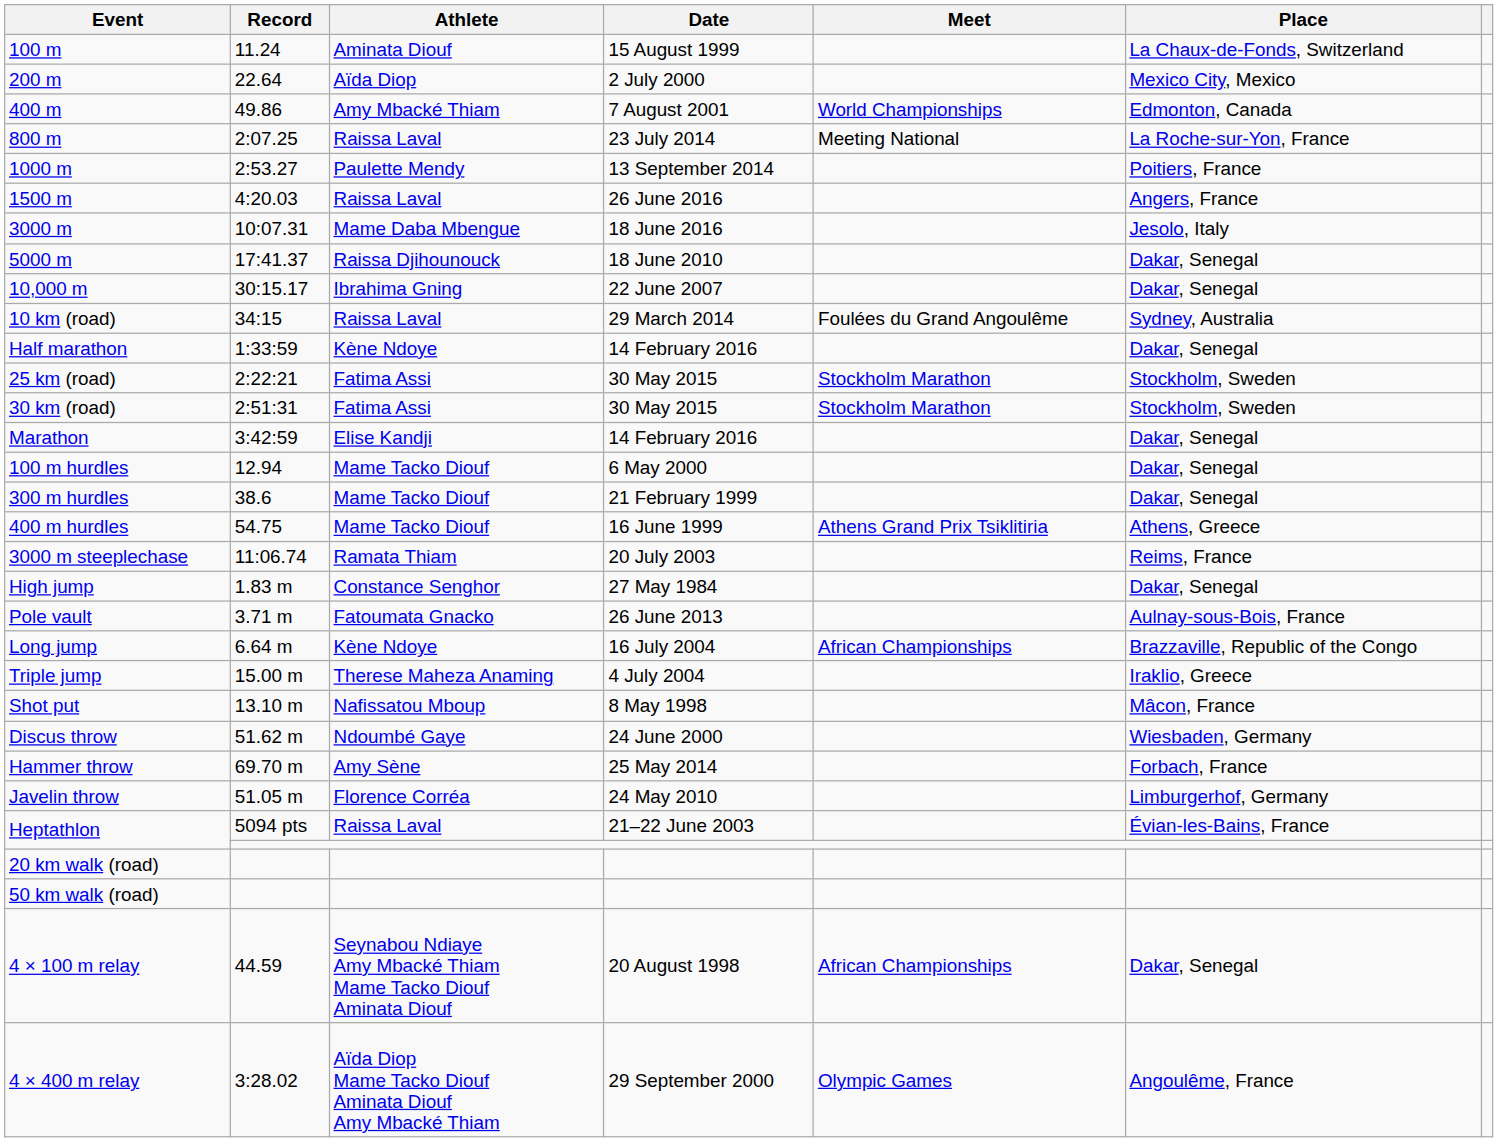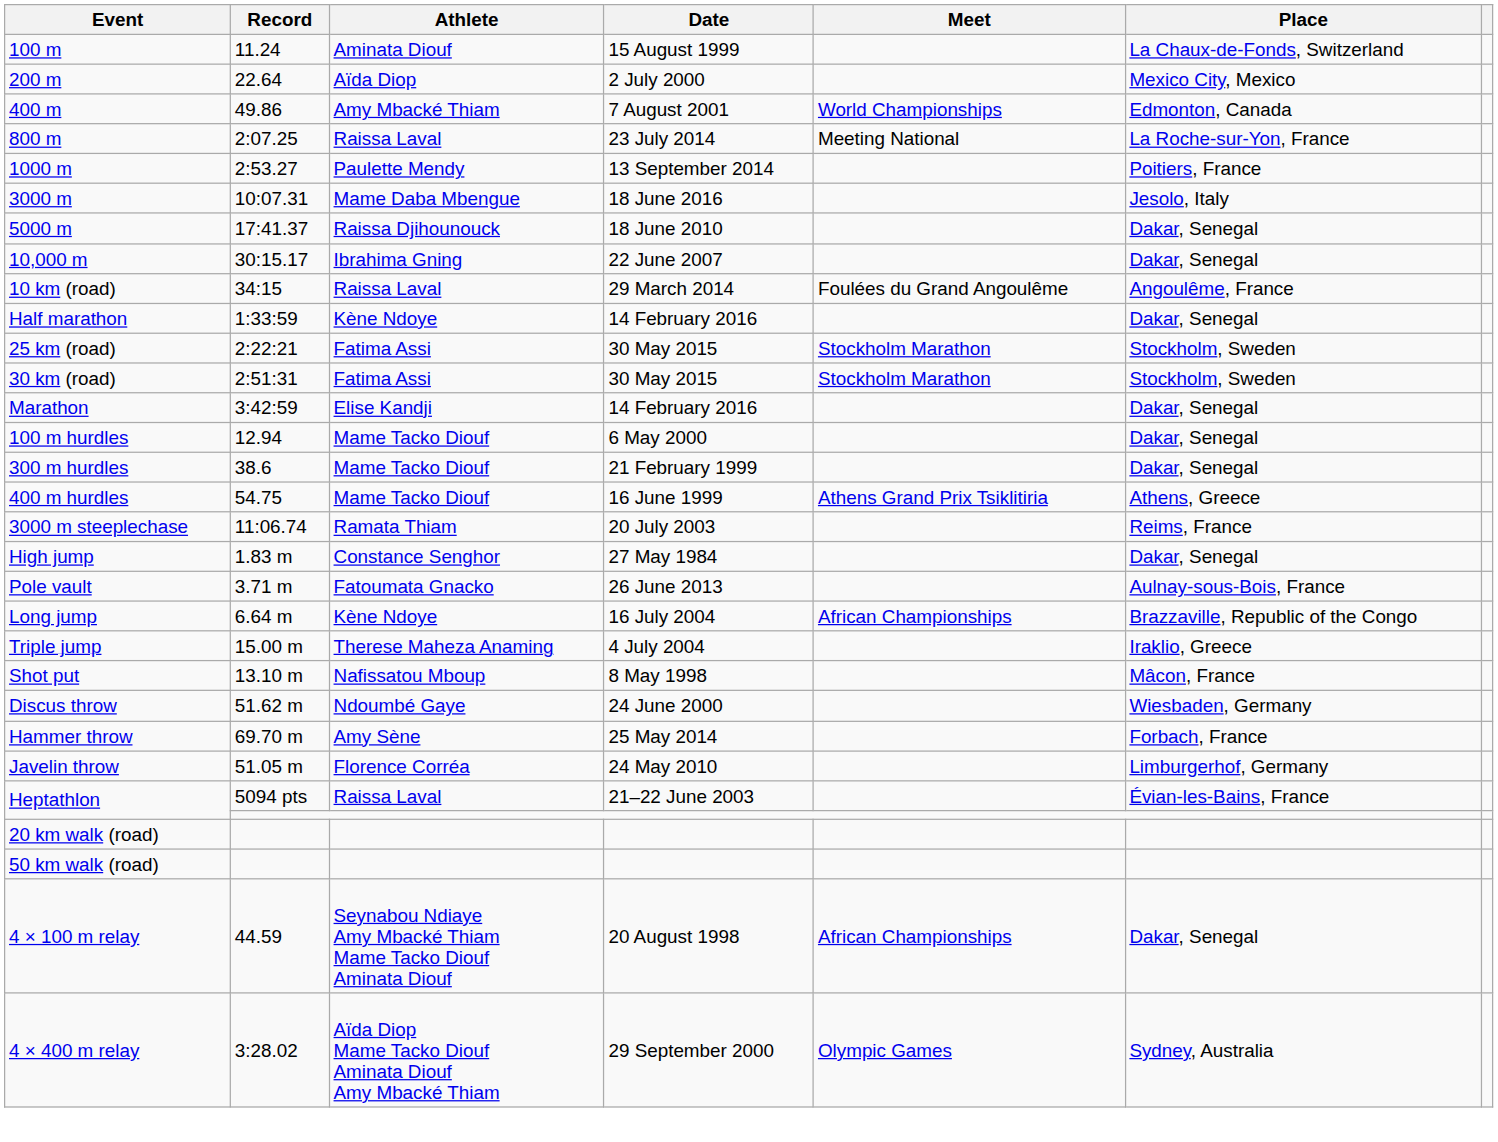- row: (40, 199)
(1201, 318) Sydney, Australia -> (1212, 288) Angoulême, France
(1212, 1080) Angoulême, France -> (1201, 1050) Sydney, Australia
